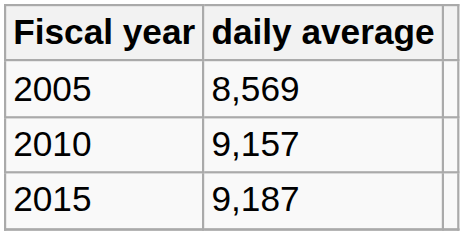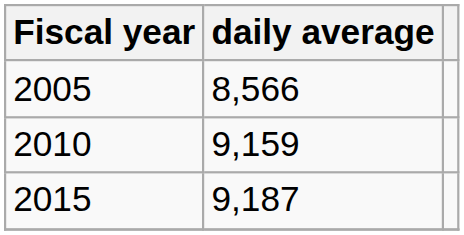(256, 88) 8,569 -> (256, 88) 8,566
(256, 144) 9,157 -> (256, 144) 9,159
